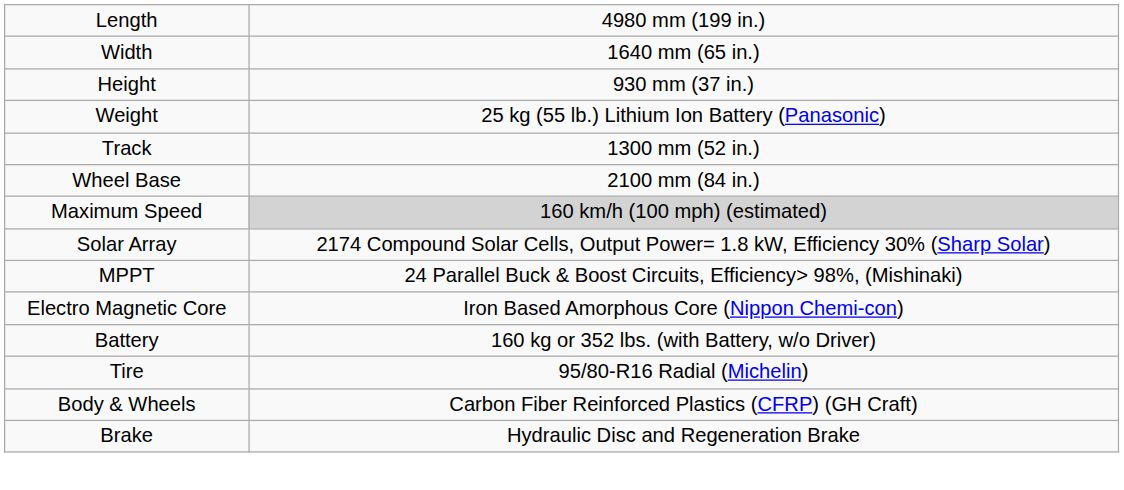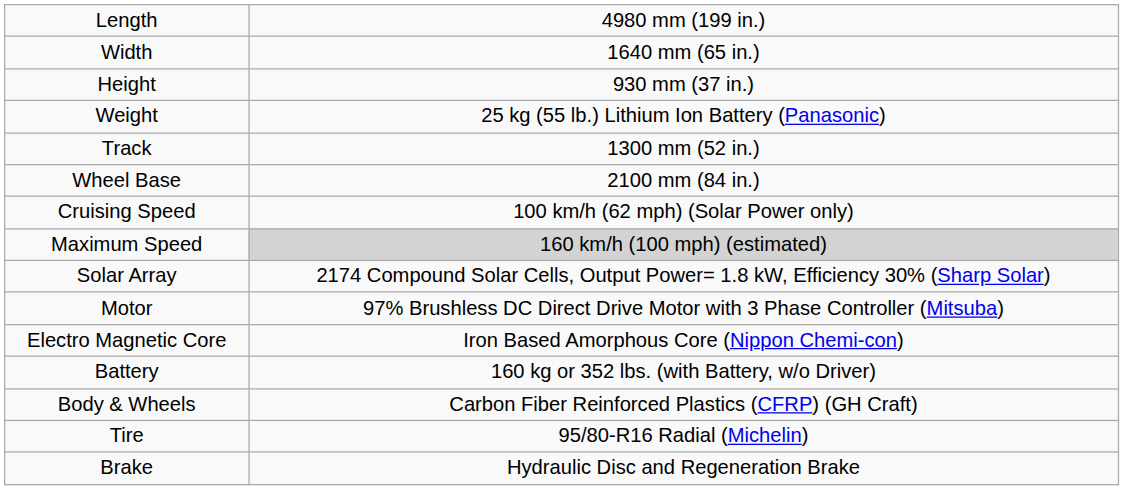+ row: (127, 212)
- row: (127, 276)
+ row: (127, 308)
rows swapped: (127, 404) <-> (127, 372)
